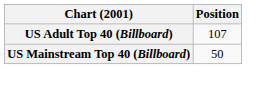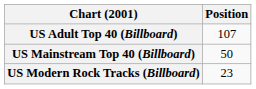+ row: (103, 73)
